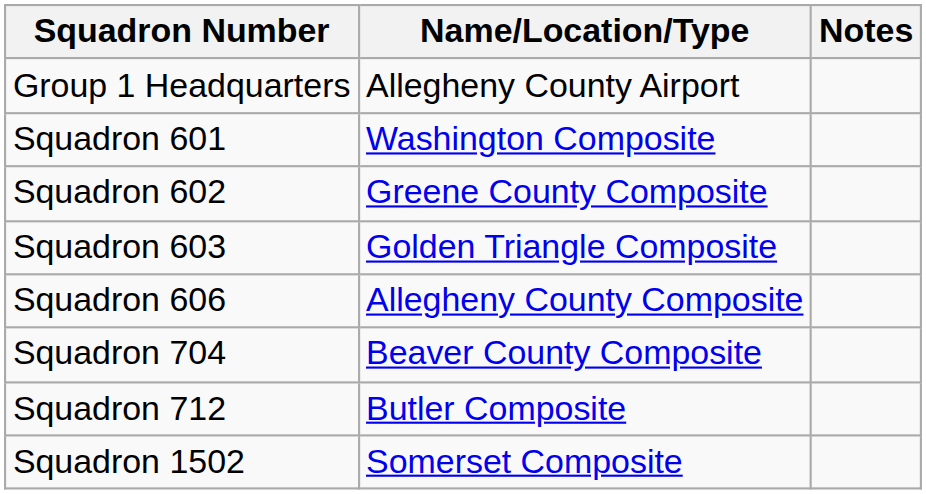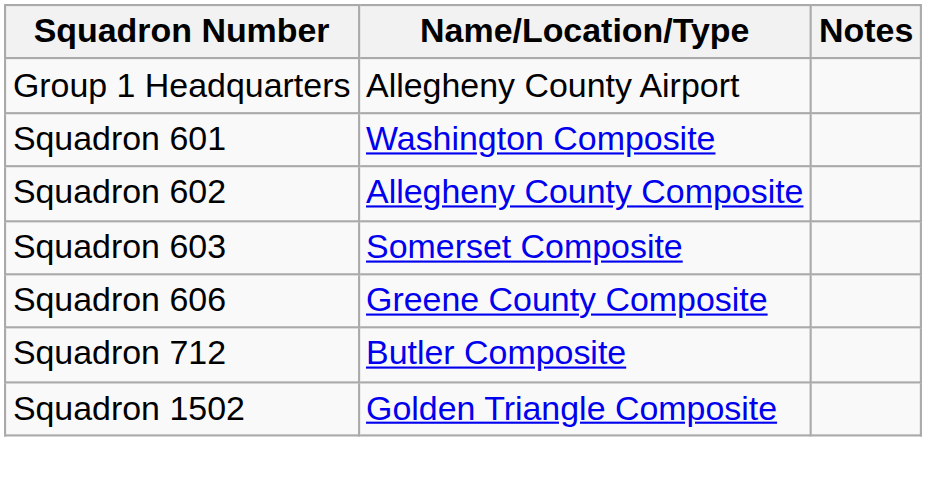(567, 192) Greene County Composite -> (585, 192) Allegheny County Composite
(572, 246) Golden Triangle Composite -> (524, 246) Somerset Composite
(585, 300) Allegheny County Composite -> (567, 300) Greene County Composite
- row: (119, 354)
(524, 461) Somerset Composite -> (572, 407) Golden Triangle Composite
